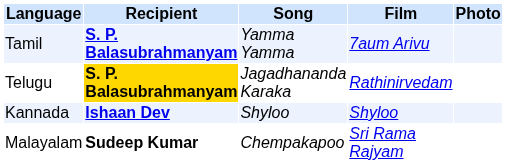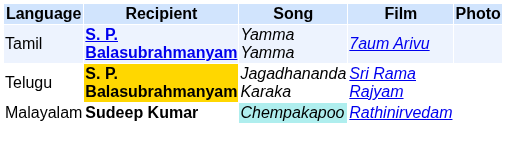(401, 82) Rathinirvedam -> (383, 82) Sri Rama Rajyam
- row: (37, 112)
(292, 142) no background -> (292, 112) paleturquoise background
(383, 142) Sri Rama Rajyam -> (401, 112) Rathinirvedam
